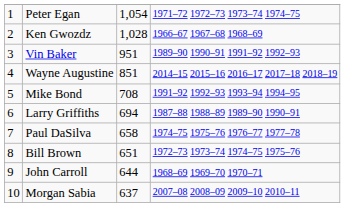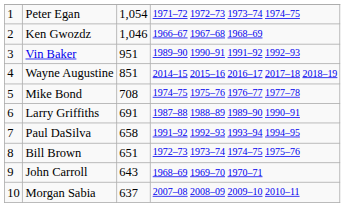(133, 34) 1,028 -> (133, 34) 1,046
(226, 93) 1991–92 1992–93 1993–94 1994–95 -> (226, 93) 1974–75 1975–76 1976–77 1977–78
(129, 113) 694 -> (129, 113) 691
(226, 133) 1974–75 1975–76 1976–77 1977–78 -> (226, 133) 1991–92 1992–93 1993–94 1994–95
(129, 172) 644 -> (129, 172) 643
